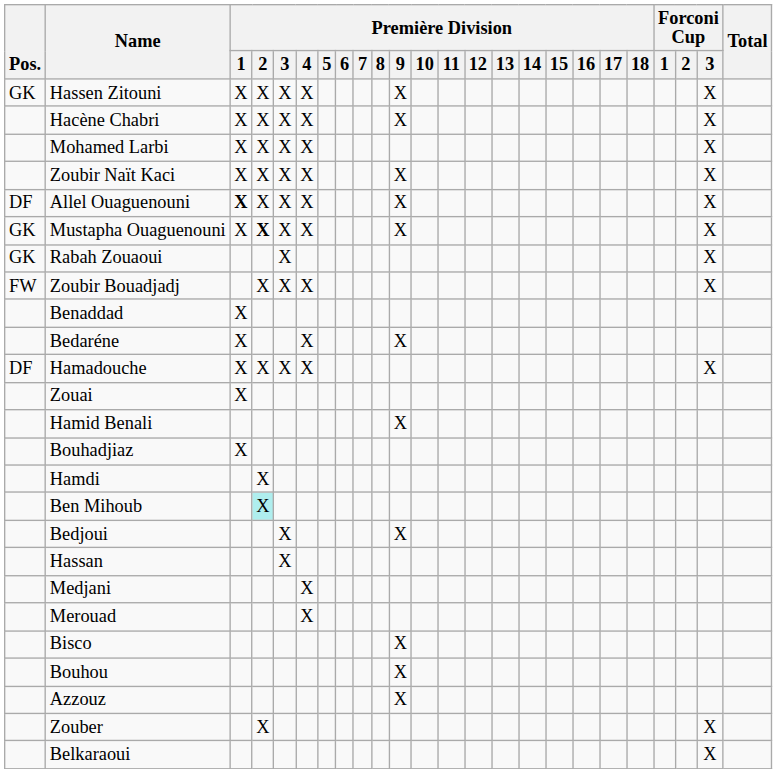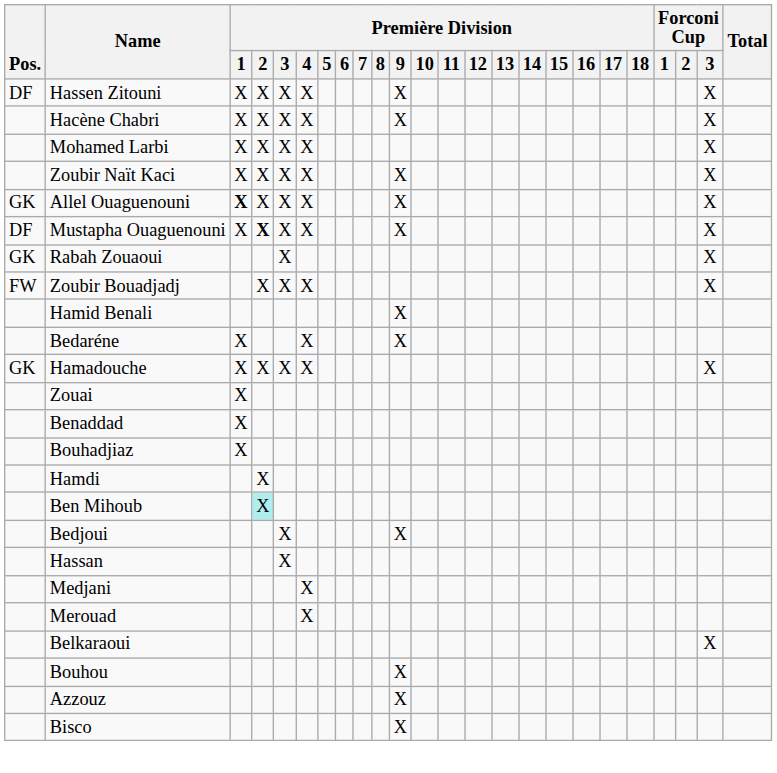(22, 91) GK -> (21, 91) DF
(21, 202) DF -> (22, 202) GK
(22, 229) GK -> (21, 229) DF
rows swapped: (101, 423) <-> (87, 312)
(21, 367) DF -> (22, 367) GK
rows swapped: (71, 643) <-> (90, 754)
- row: (76, 726)
